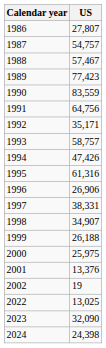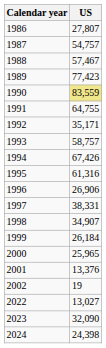(86, 92) no background -> (86, 92) khaki background
(86, 108) 64,756 -> (86, 108) 64,755
(86, 157) 47,426 -> (86, 157) 67,426
(86, 237) 26,188 -> (86, 237) 26,184
(86, 253) 25,975 -> (86, 253) 25,965
(86, 302) 13,025 -> (86, 302) 13,027
